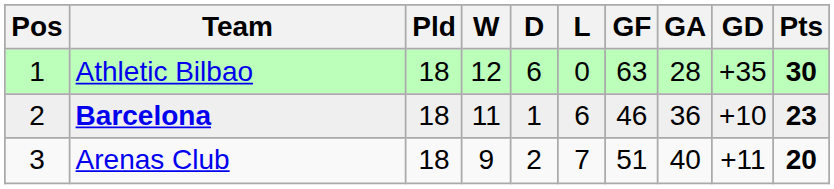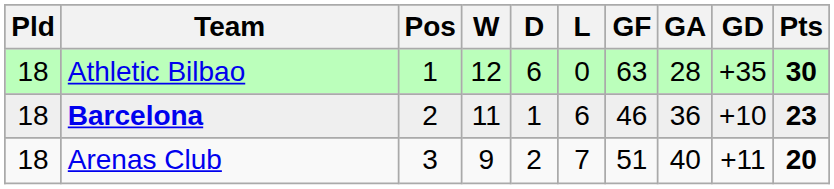columns swapped: (37, 26) <-> (434, 26)
